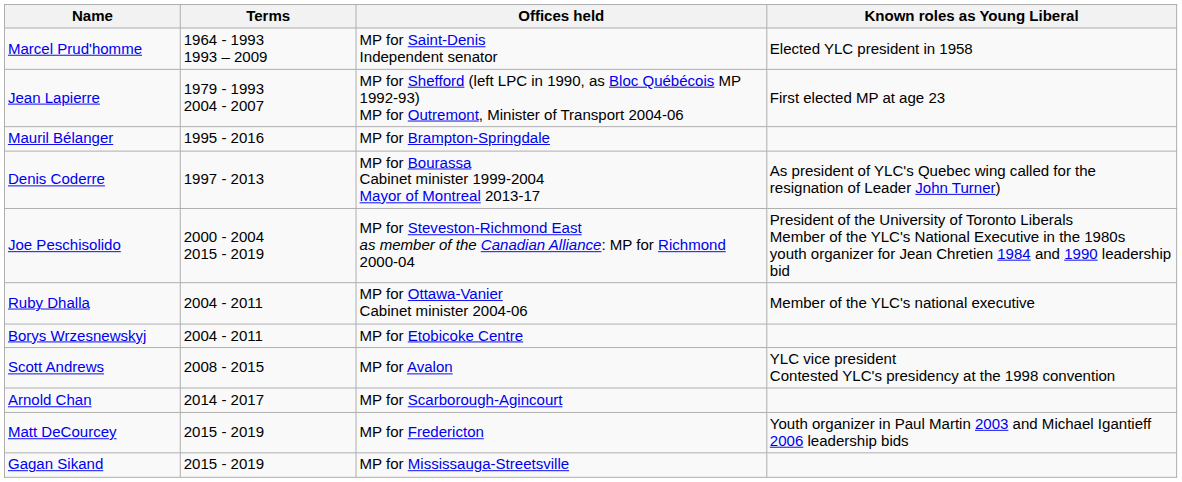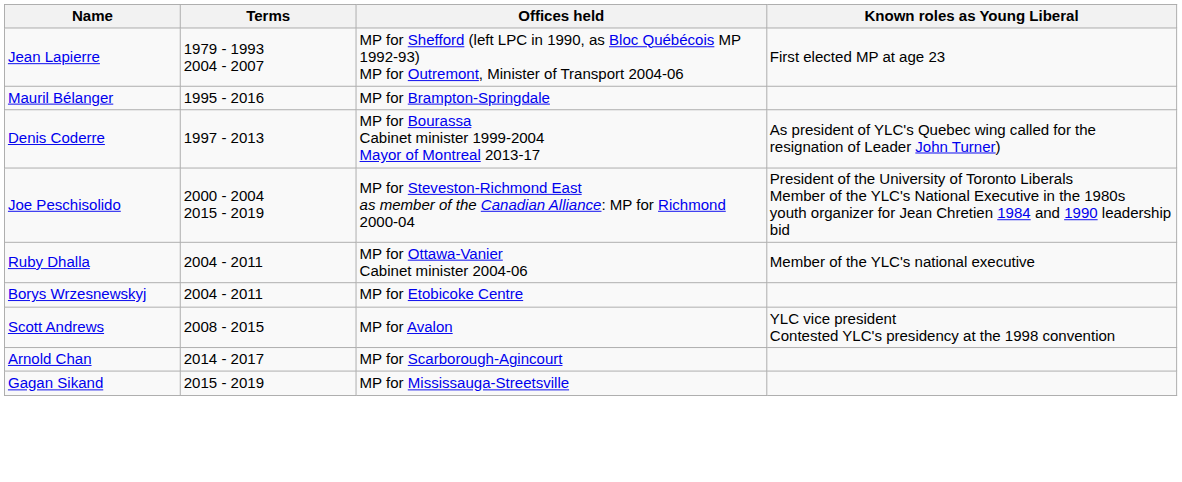- row: (75, 48)
- row: (62, 432)
